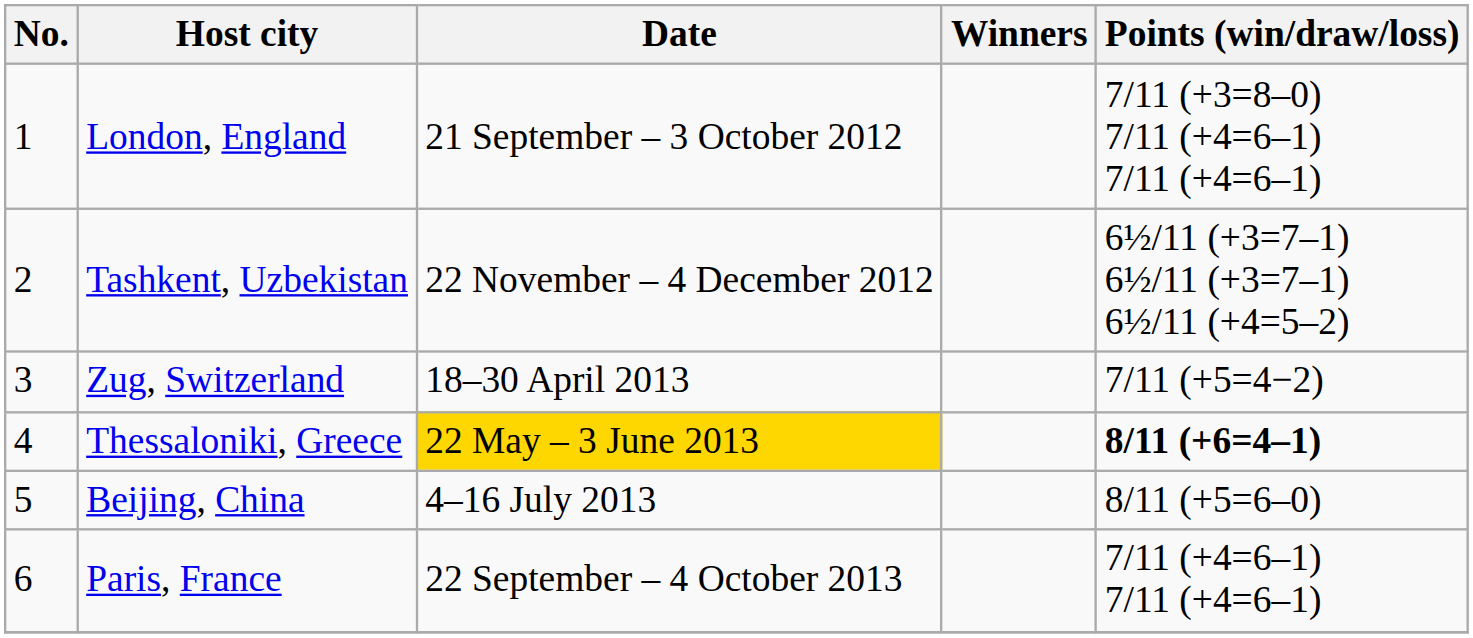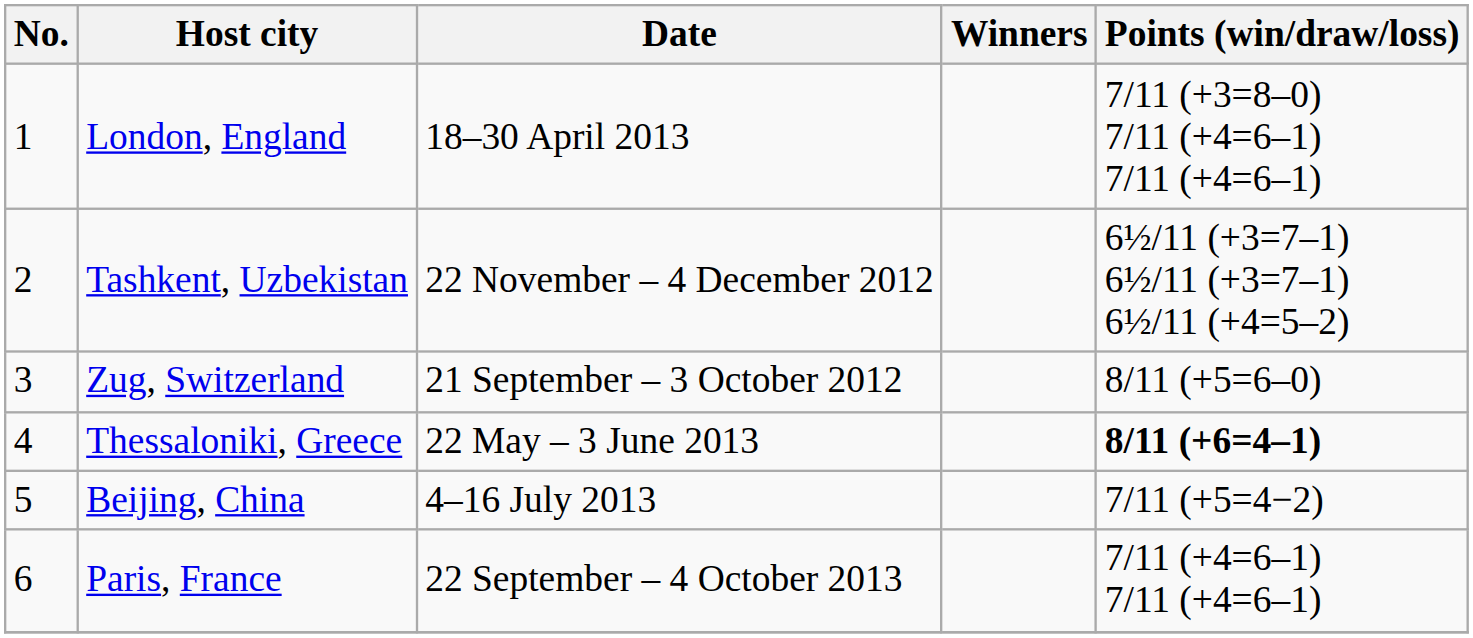(664, 135) 21 September – 3 October 2012 -> (557, 135) 18–30 April 2013
(557, 380) 18–30 April 2013 -> (664, 380) 21 September – 3 October 2012
(1214, 380) 7/11 (+5=4−2) -> (1213, 380) 8/11 (+5=6–0)
(592, 440) gold background -> (592, 440) no background
(1213, 499) 8/11 (+5=6–0) -> (1214, 499) 7/11 (+5=4−2)
